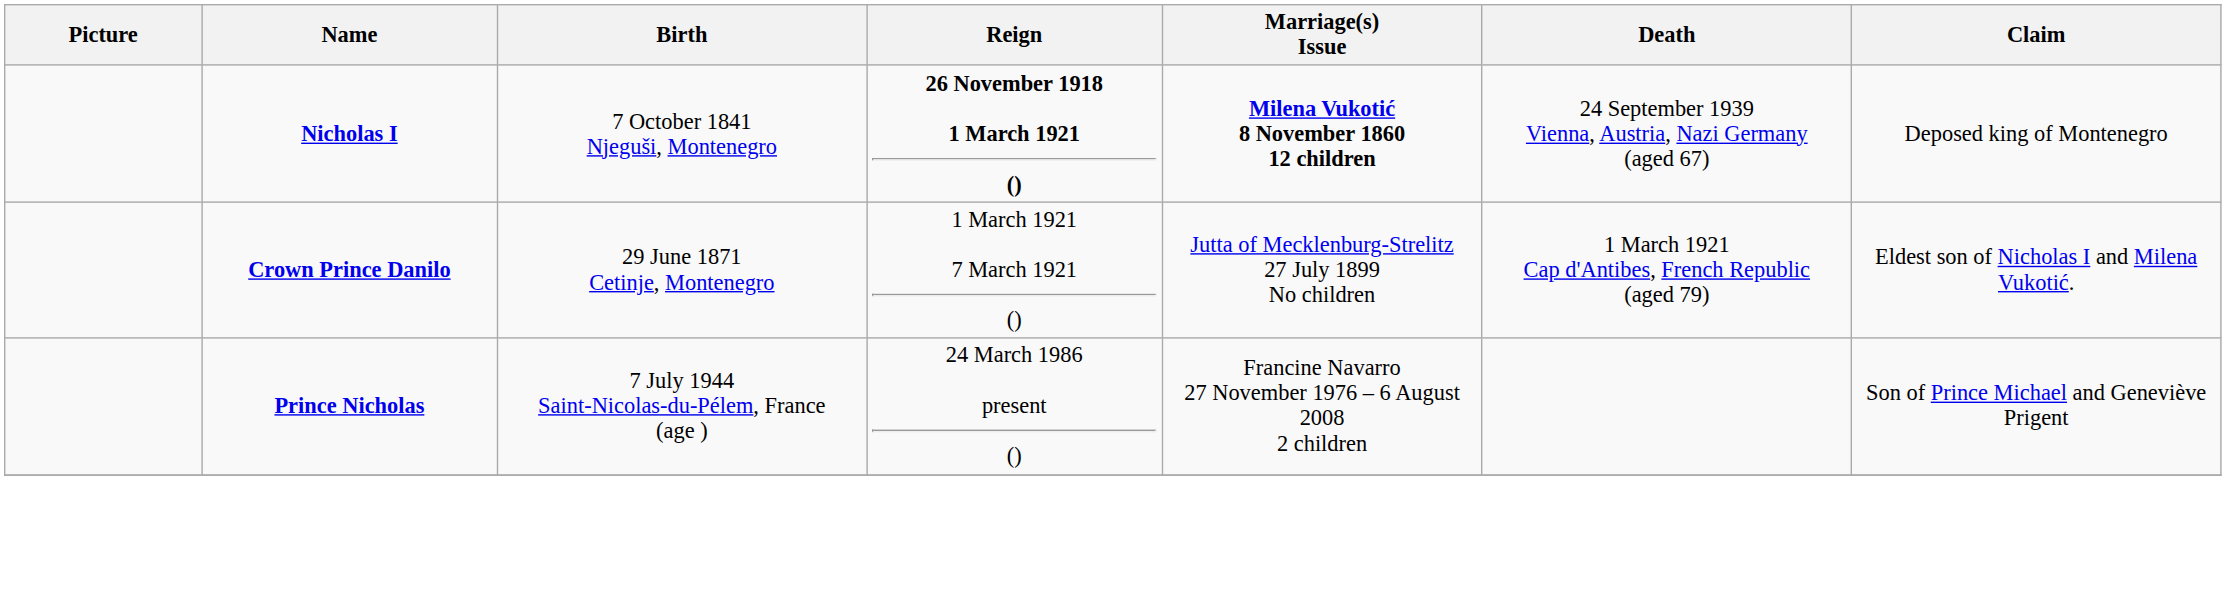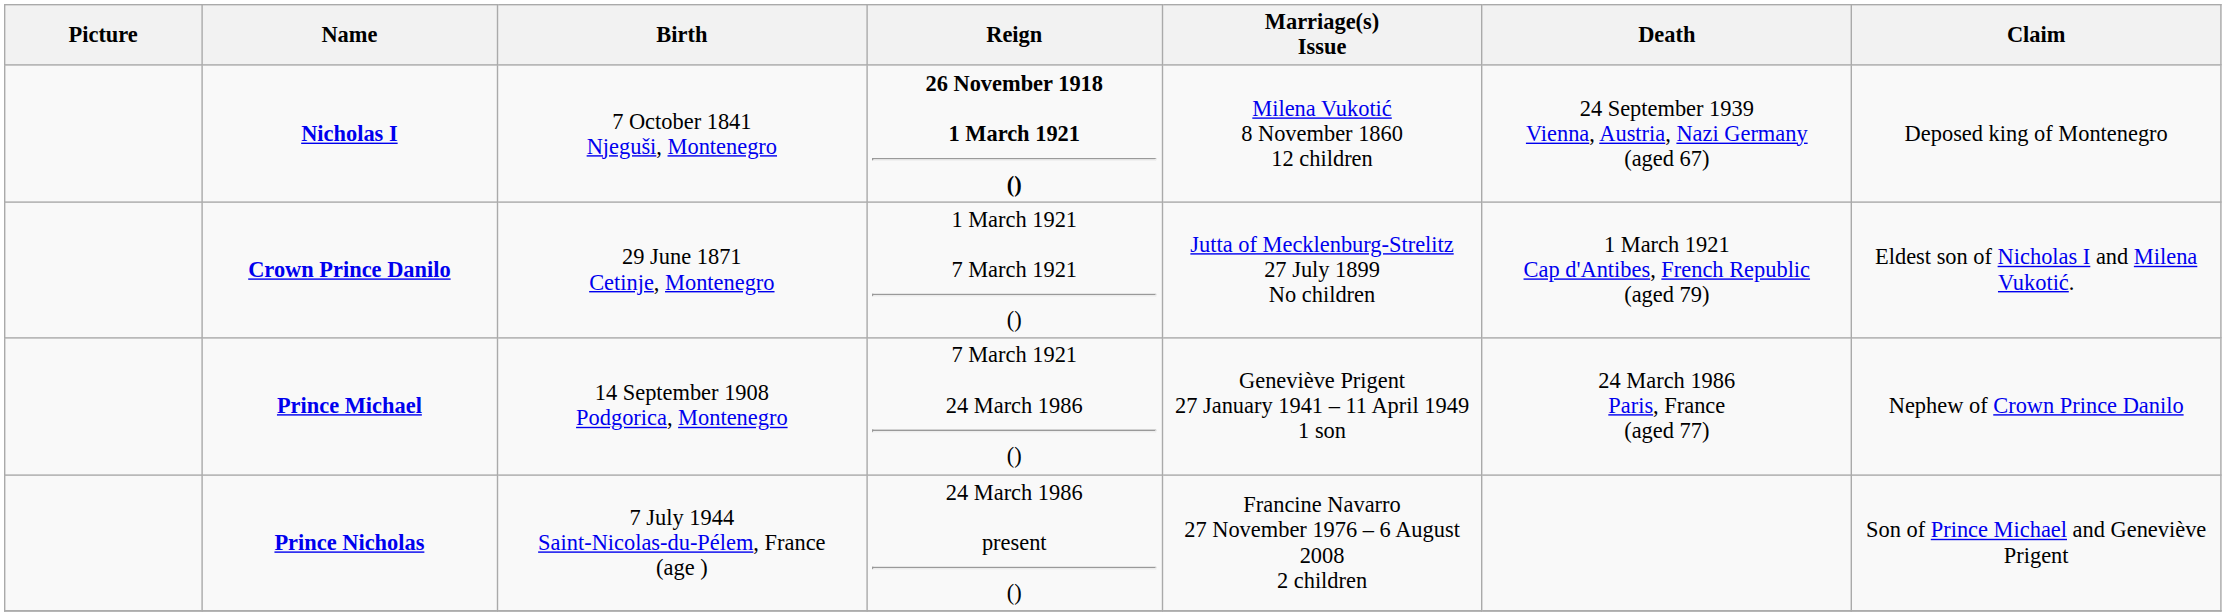(1322, 133) bold -> (1322, 133) normal
+ row: (349, 406)
